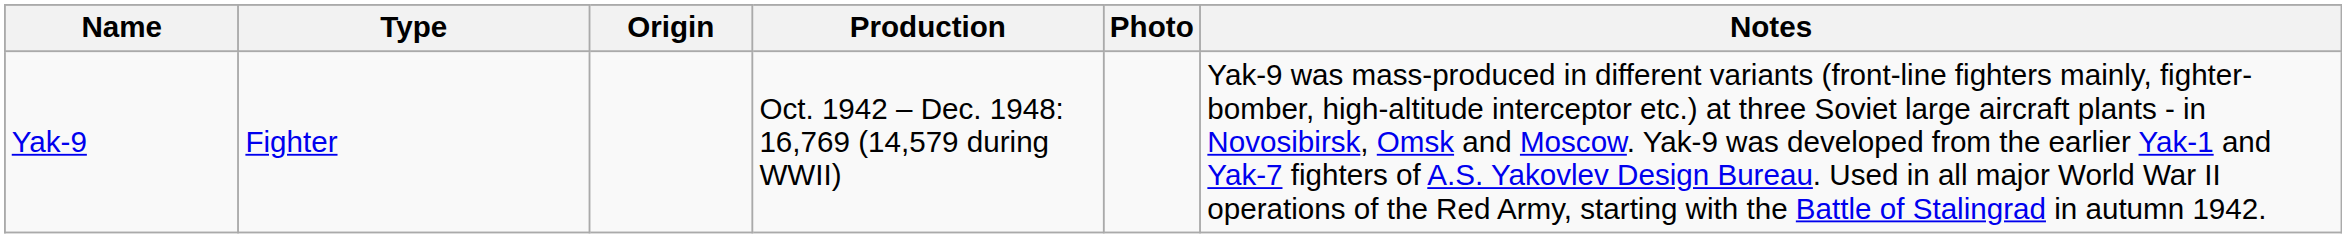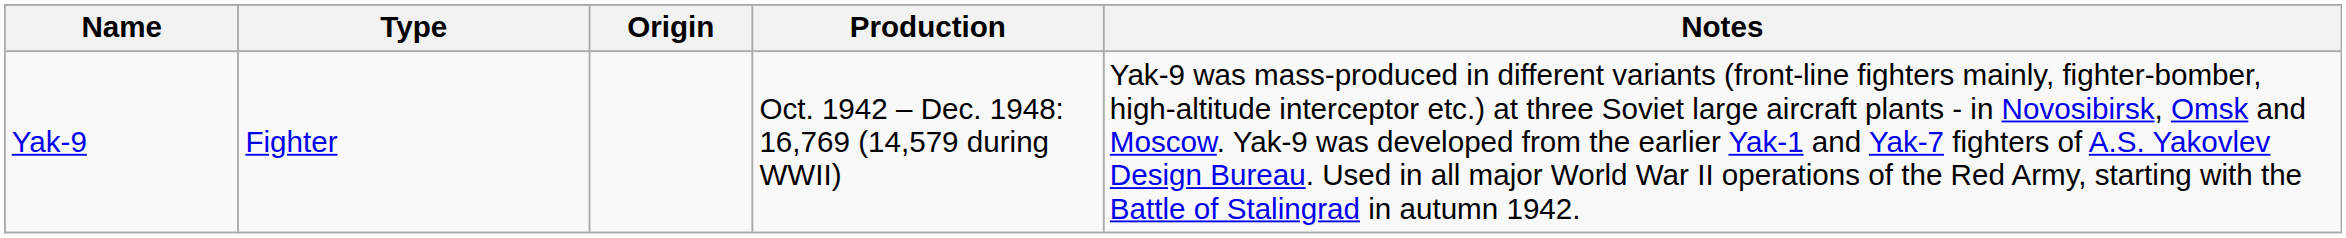- column: (1152, 27)
